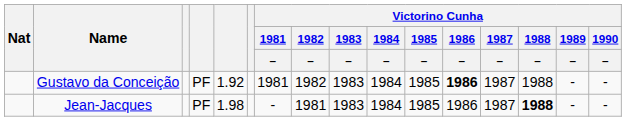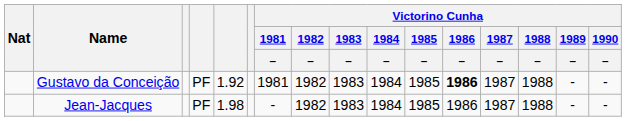(311, 104) 1981 -> (311, 104) 1982
(538, 104) bold -> (538, 104) normal
